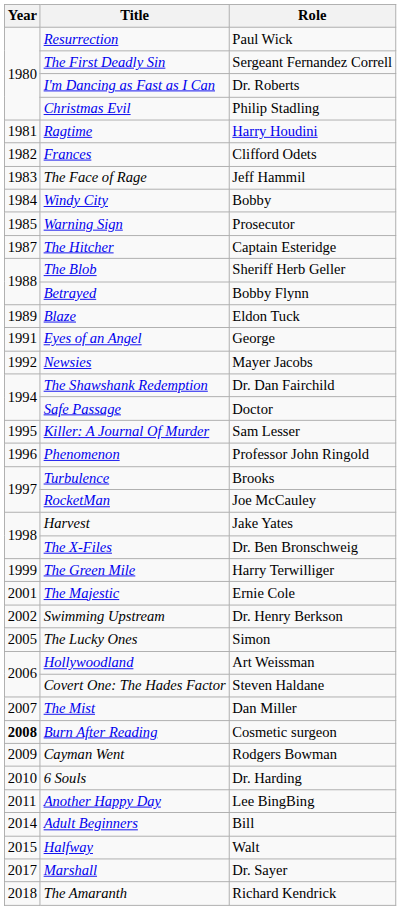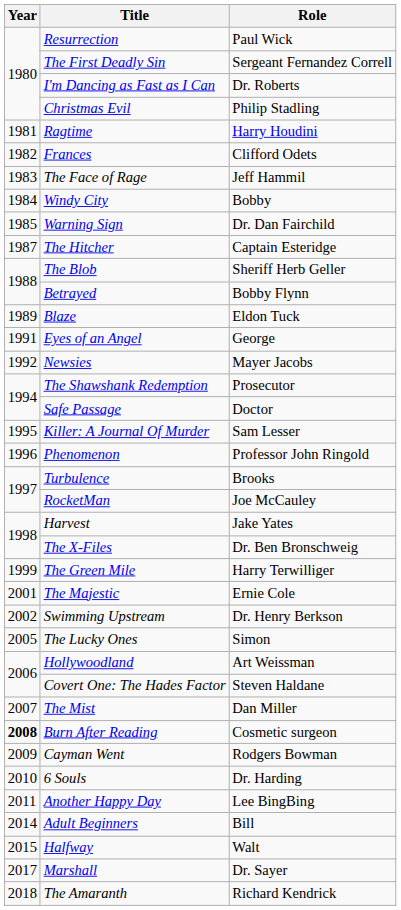(263, 223) Prosecutor -> (283, 223) Dr. Dan Fairchild
(283, 385) Dr. Dan Fairchild -> (263, 385) Prosecutor
